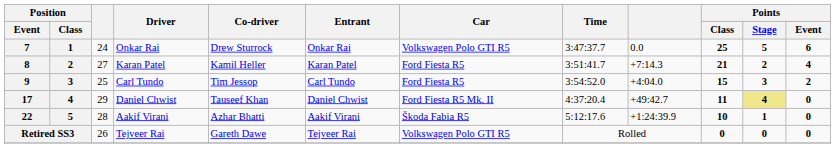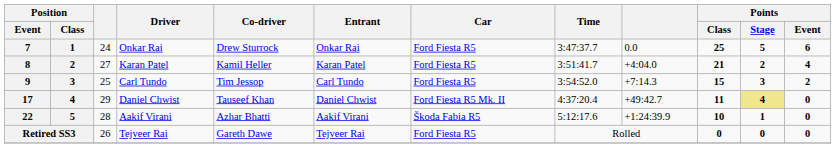(456, 47) Volkswagen Polo GTI R5 -> (445, 47) Ford Fiesta R5
(646, 64) +7:14.3 -> (641, 64) +4:04.0
(646, 81) +4:04.0 -> (641, 81) +7:14.3
(456, 133) Volkswagen Polo GTI R5 -> (445, 133) Ford Fiesta R5
